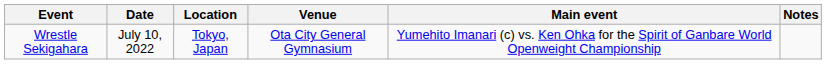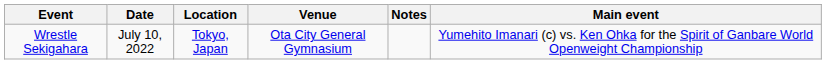columns swapped: (584, 14) <-> (801, 14)
